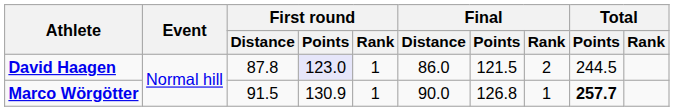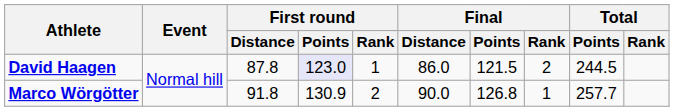(263, 93) 91.5 -> (263, 93) 91.8
(375, 93) 1 -> (375, 93) 2
(596, 93) bold -> (596, 93) normal
